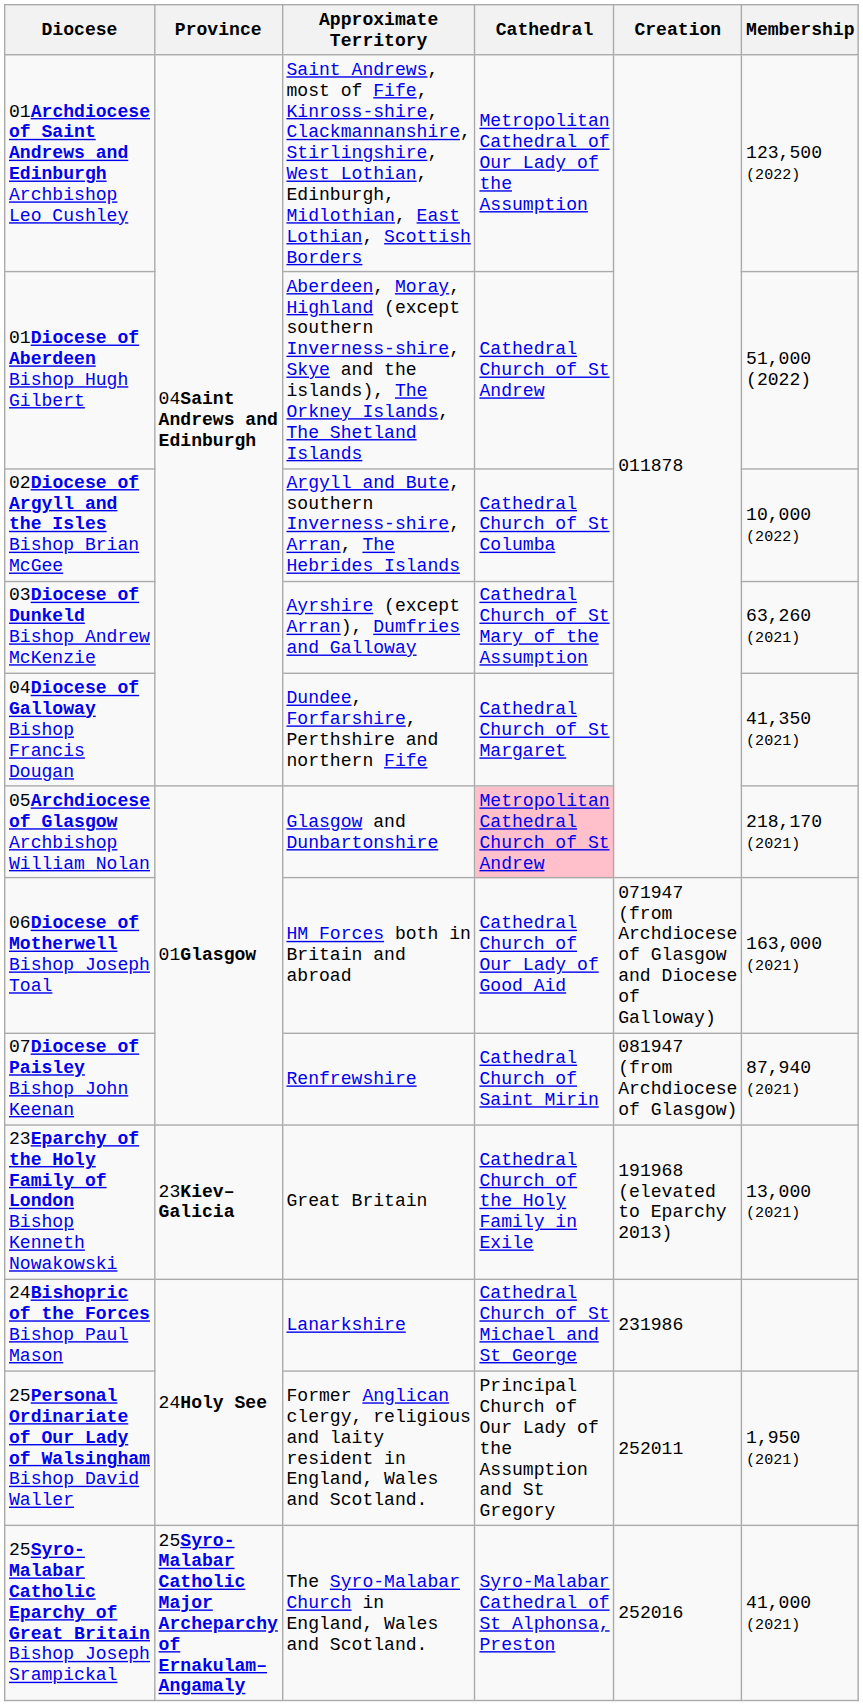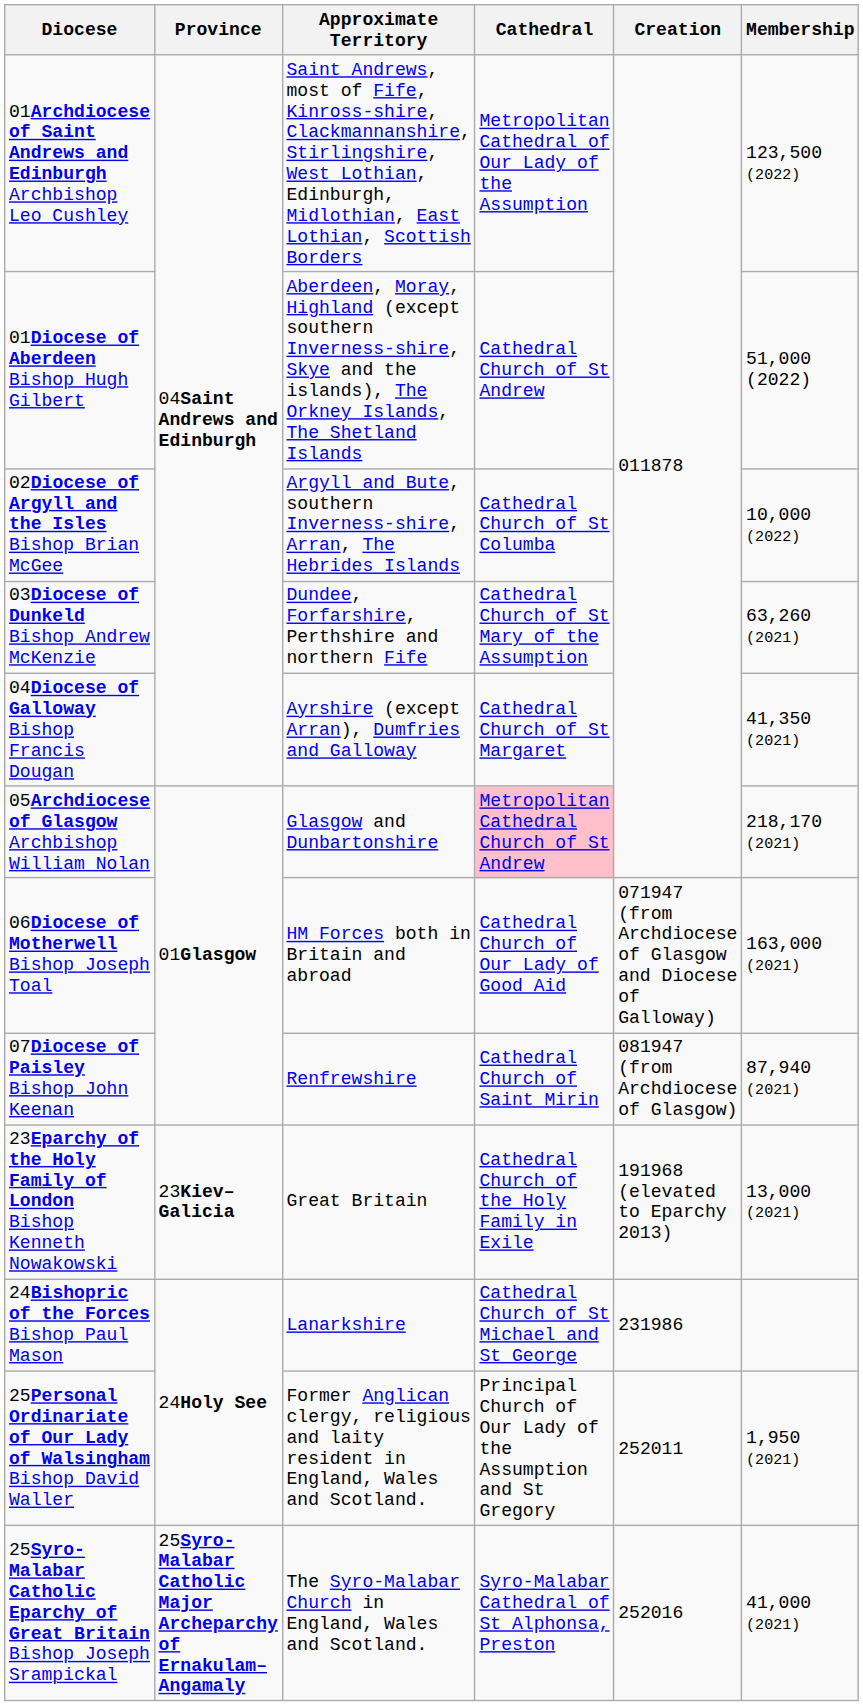(373, 627) Ayrshire (except Arran), Dumfries and Galloway -> (362, 627) Dundee, Forfarshire, Perthshire and northern Fife
(362, 730) Dundee, Forfarshire, Perthshire and northern Fife -> (373, 730) Ayrshire (except Arran), Dumfries and Galloway
